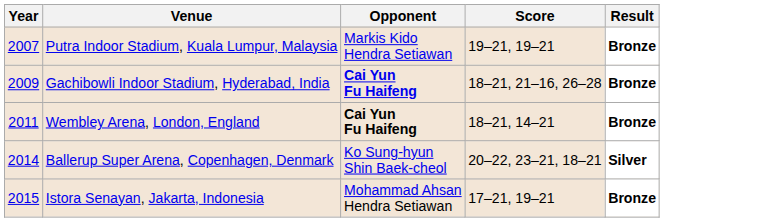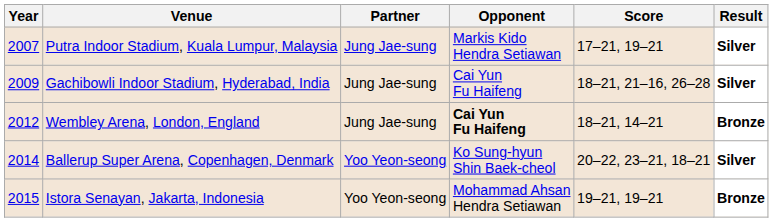+ column: (395, 16)
(511, 46) 19–21, 19–21 -> (620, 46) 17–21, 19–21
(632, 46) Bronze -> (736, 46) Silver
(380, 84) bold -> (487, 84) normal
(632, 84) Bronze -> (736, 84) Silver
(23, 122) 2011 -> (23, 122) 2012
(511, 198) 17–21, 19–21 -> (620, 198) 19–21, 19–21
